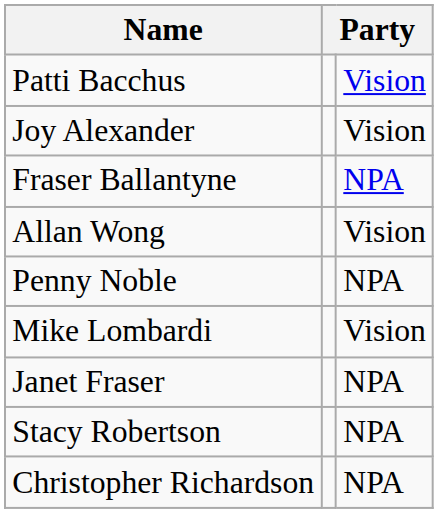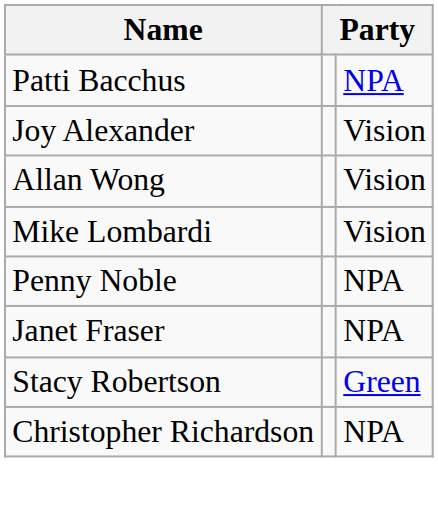(385, 79) Vision -> (374, 79) NPA
- row: (124, 180)
rows swapped: (112, 331) <-> (95, 280)
(374, 431) NPA -> (382, 381) Green
